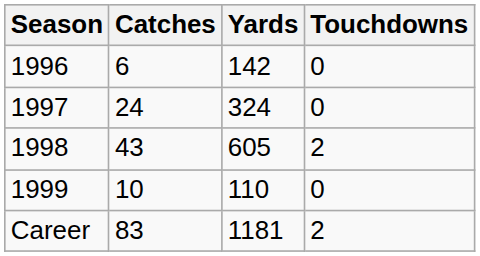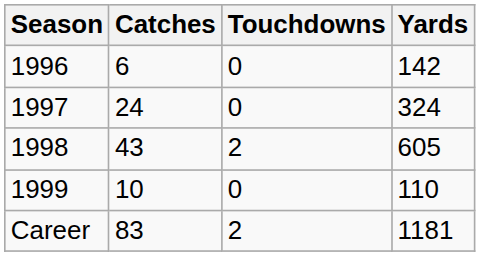columns swapped: (263, 25) <-> (389, 25)
